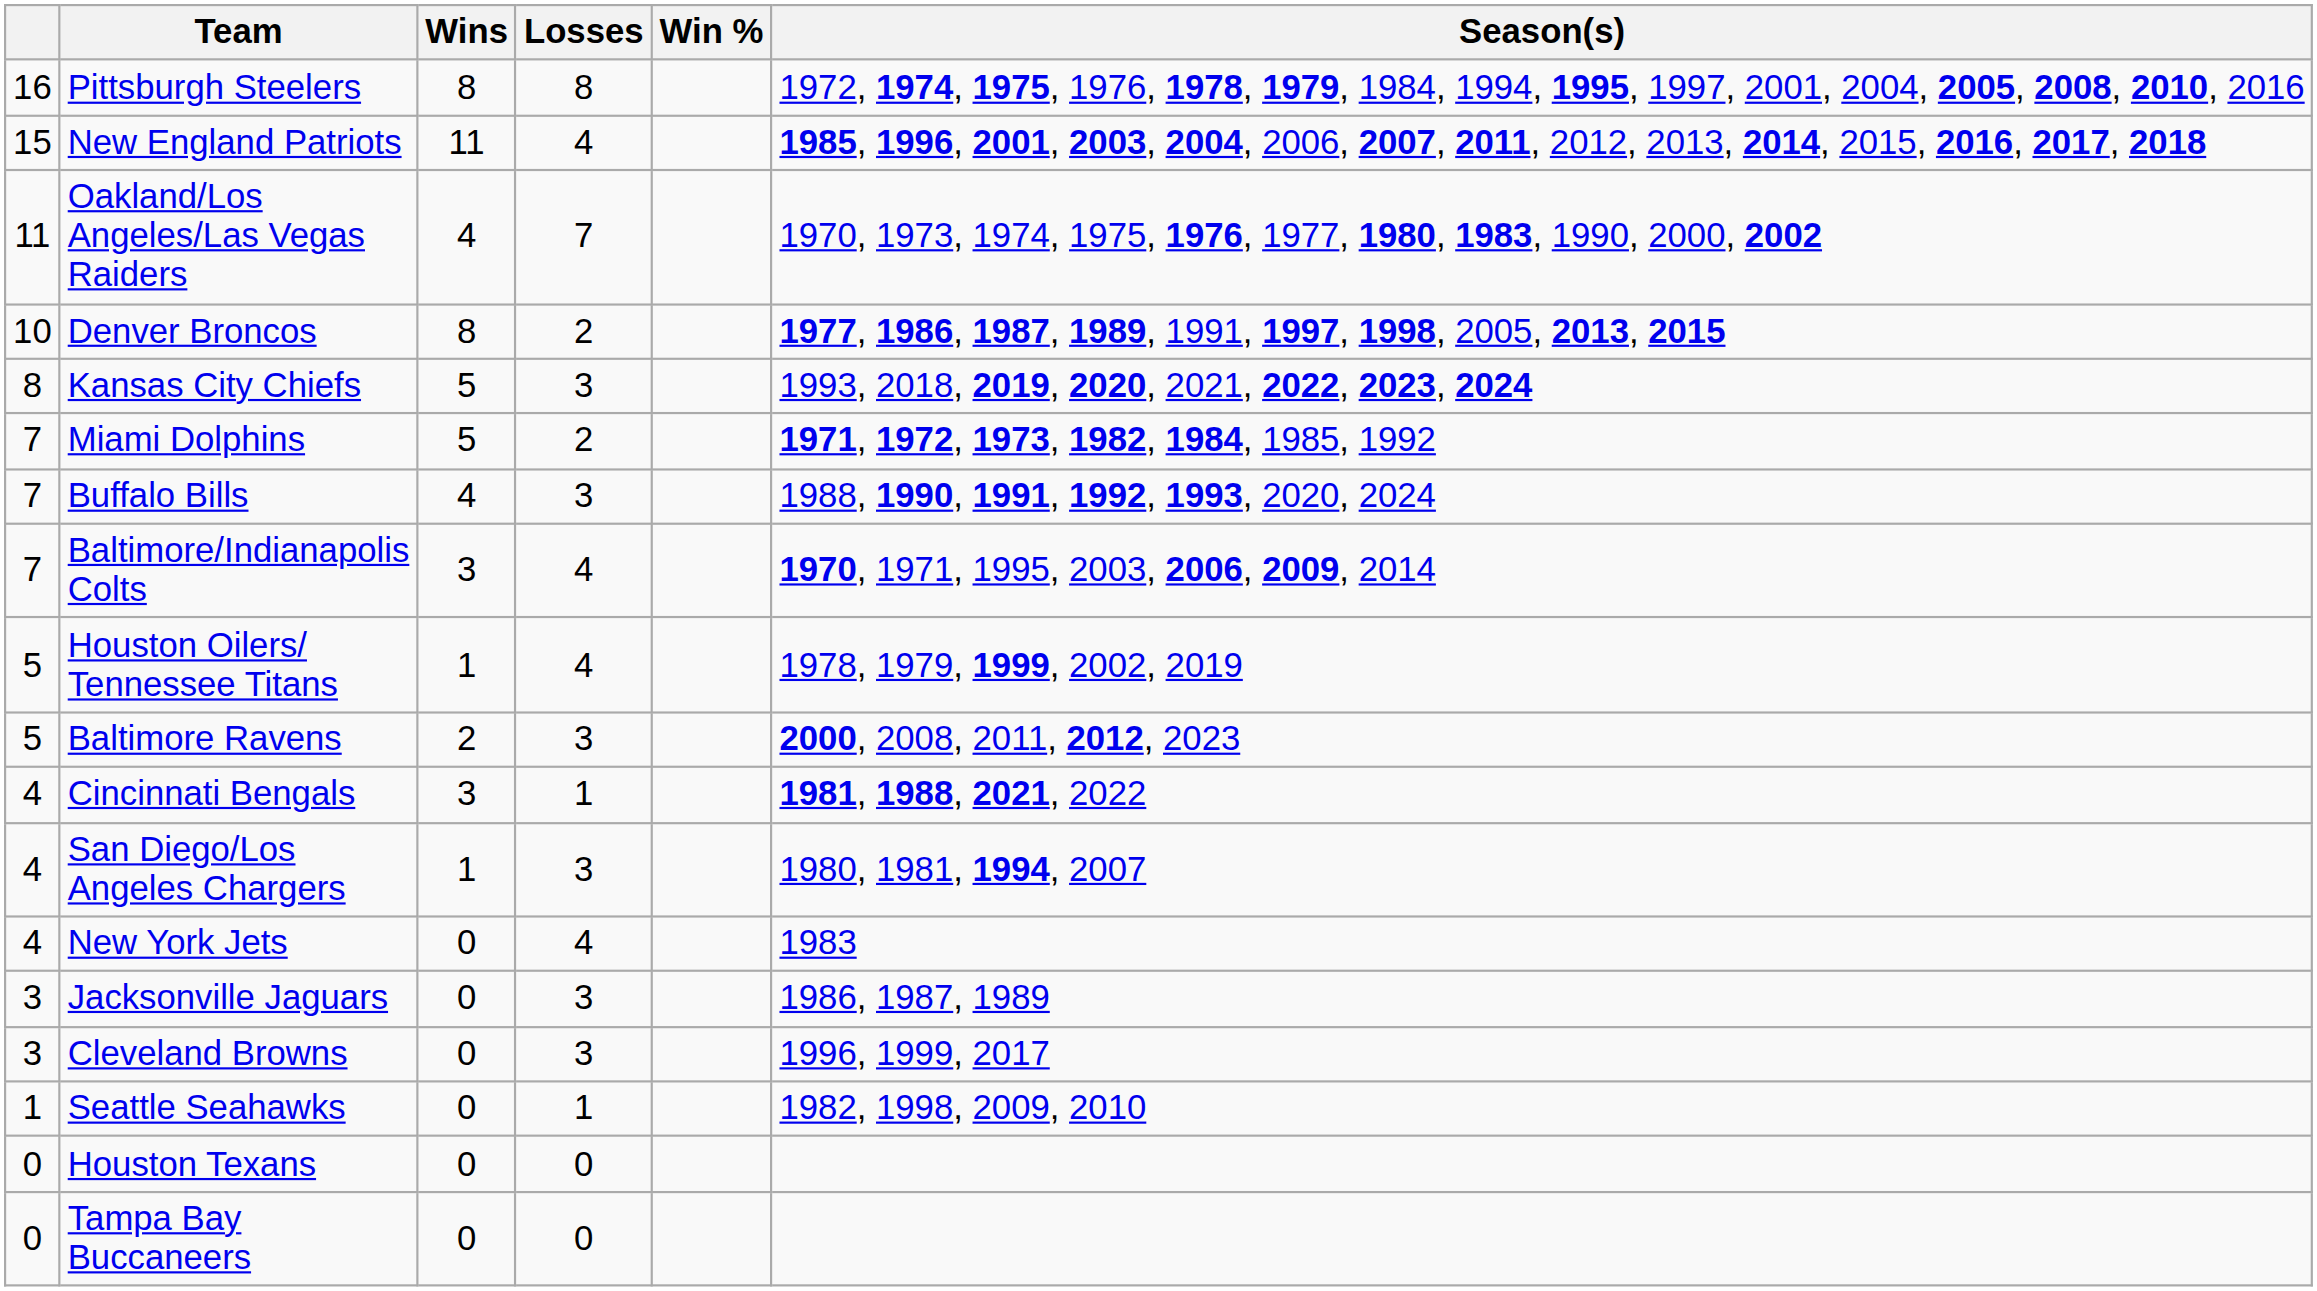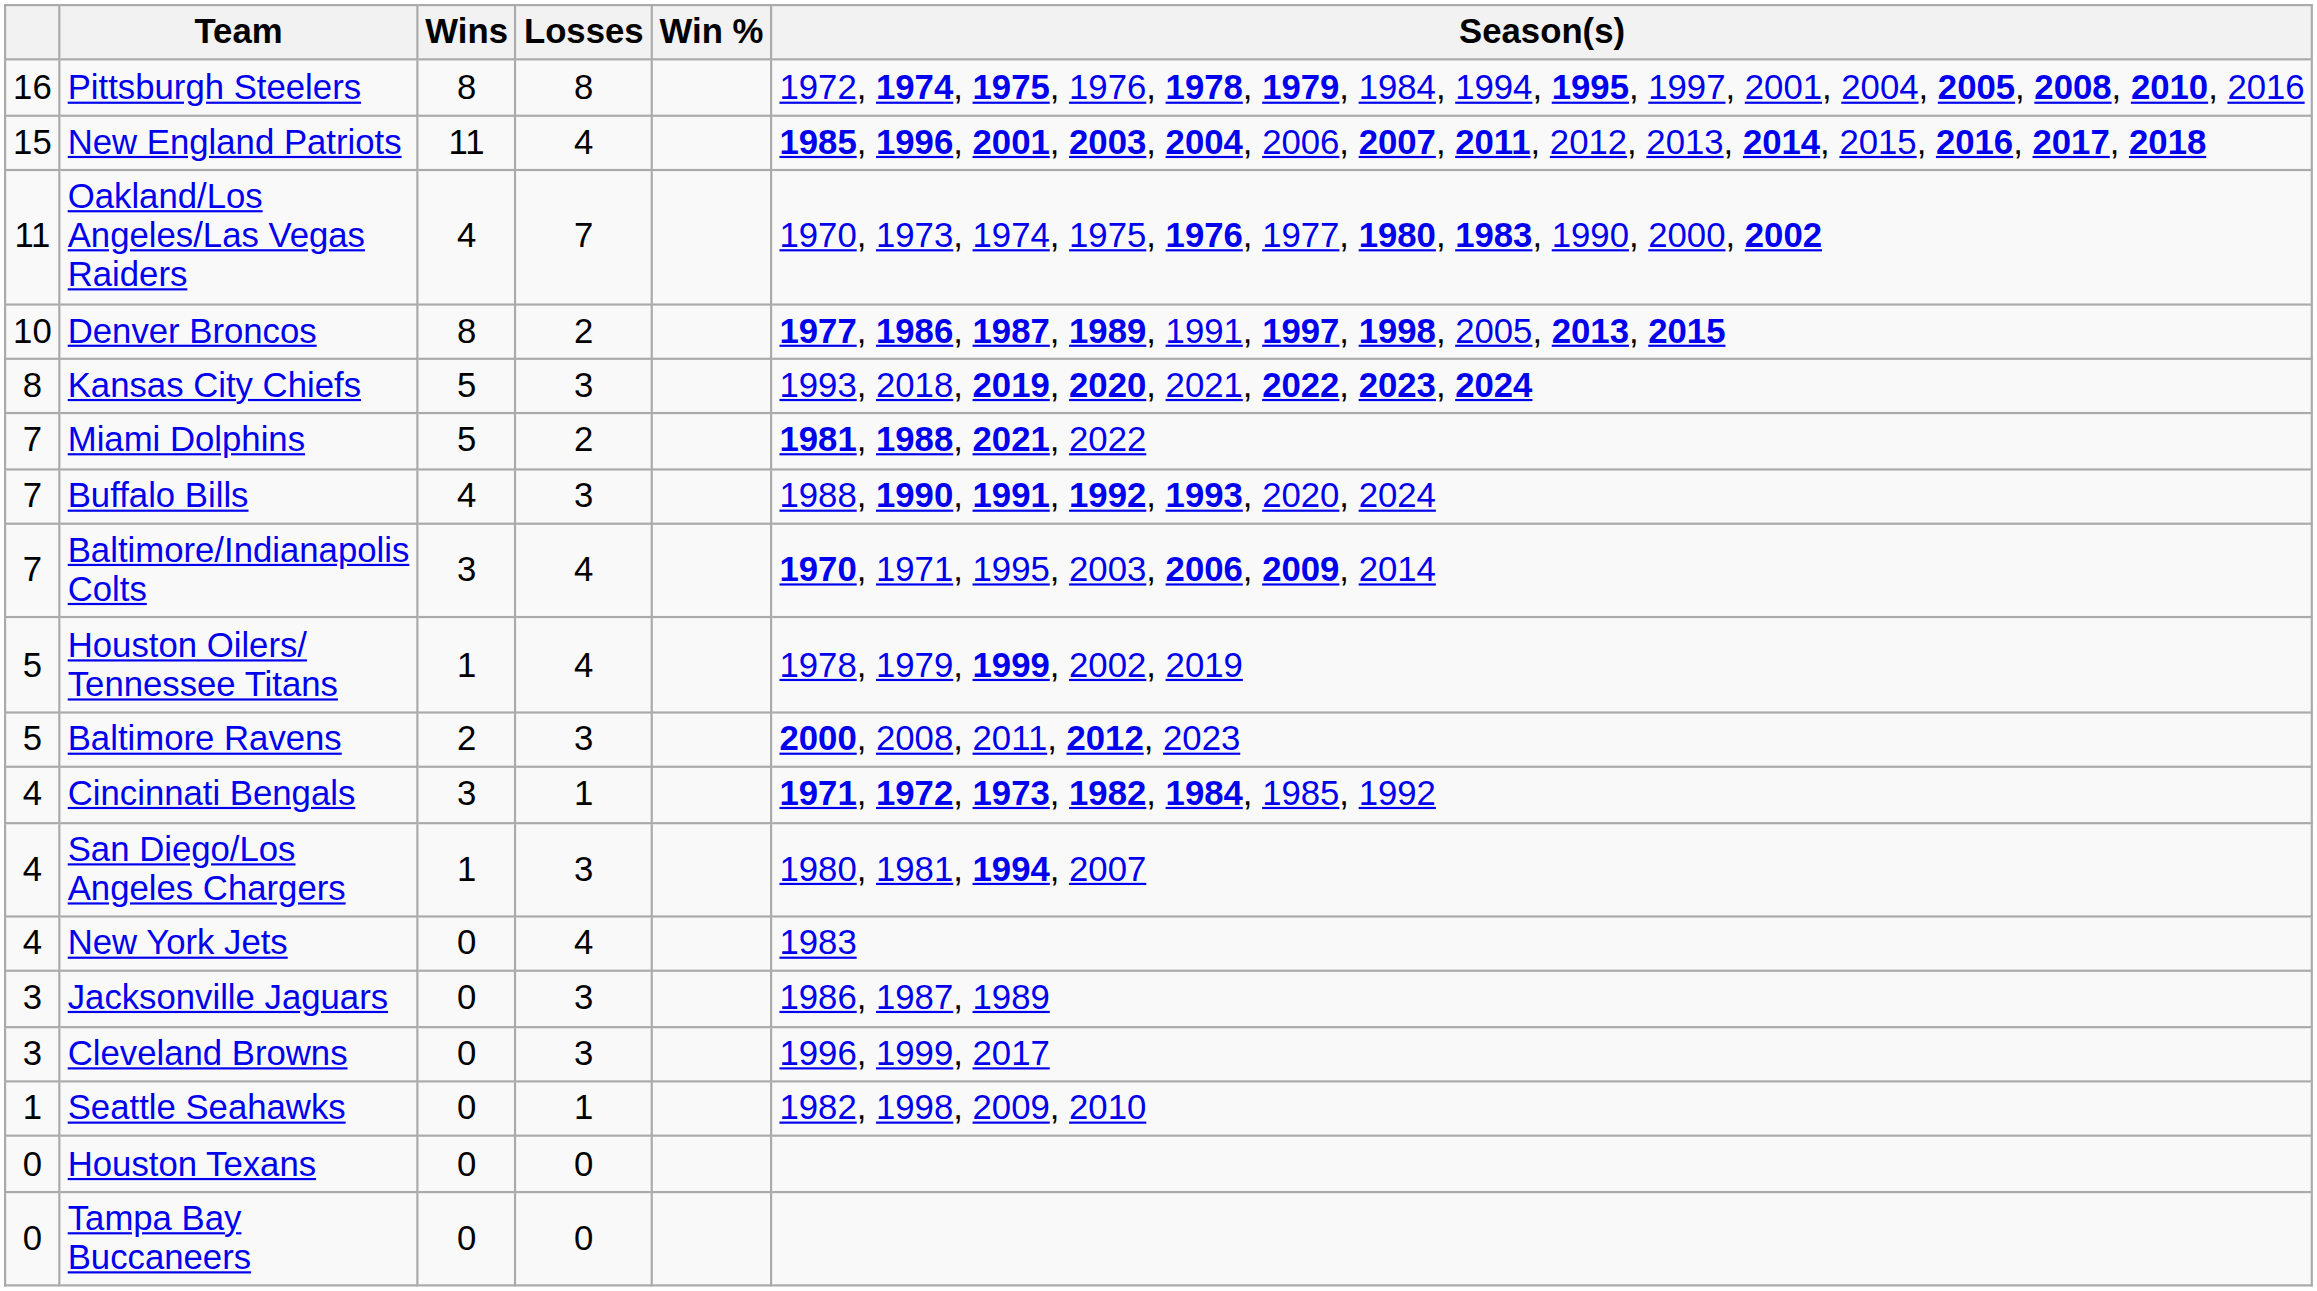(1108, 440) 1971, 1972, 1973, 1982, 1984, 1985, 1992 -> (963, 440) 1981, 1988, 2021, 2022
(963, 793) 1981, 1988, 2021, 2022 -> (1108, 793) 1971, 1972, 1973, 1982, 1984, 1985, 1992
